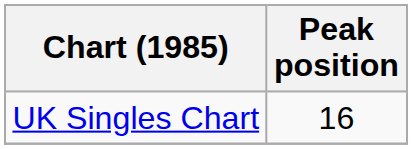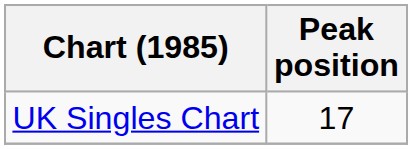(336, 117) 16 -> (336, 117) 17
